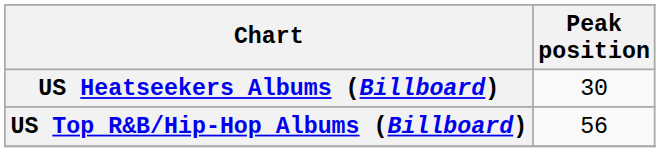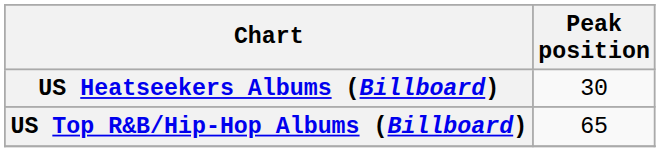(594, 127) 56 -> (594, 127) 65
